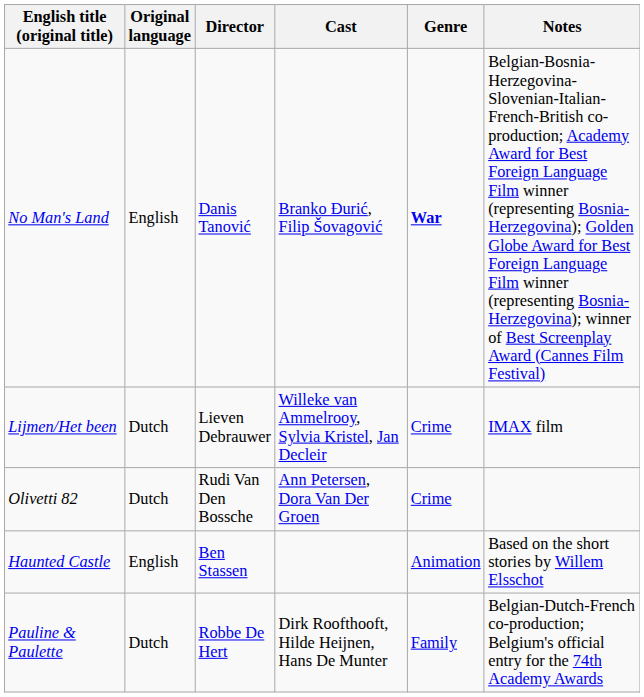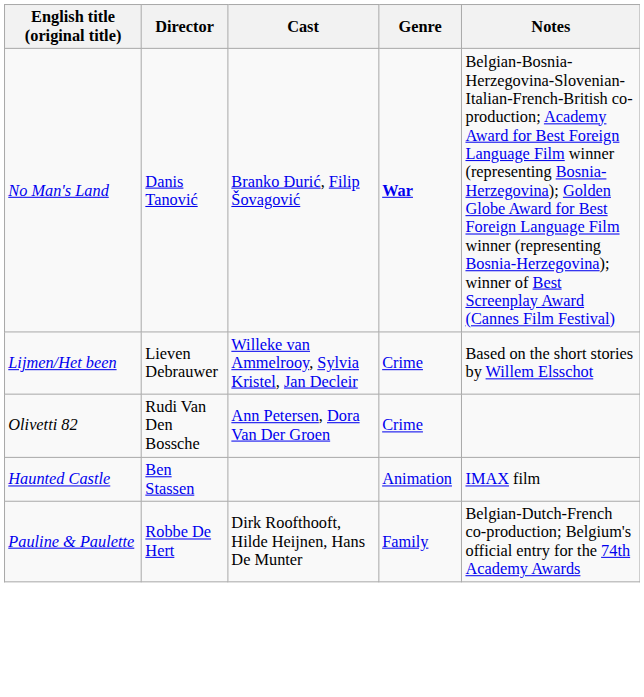- column: (160, 26)
(526, 427) IMAX film -> (549, 362) Based on the short stories by Willem Elsschot
(549, 561) Based on the short stories by Willem Elsschot -> (503, 478) IMAX film
